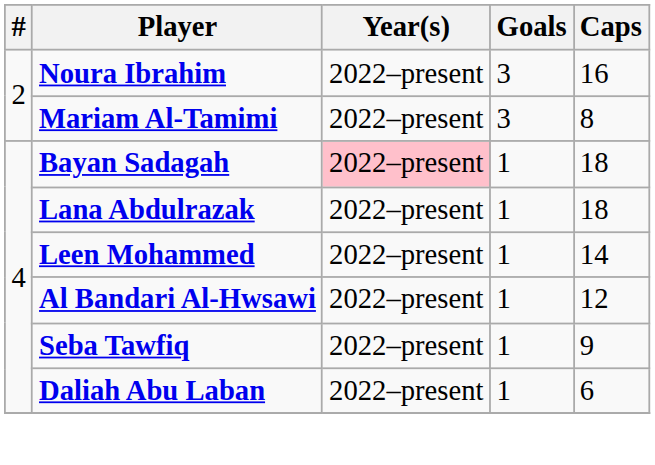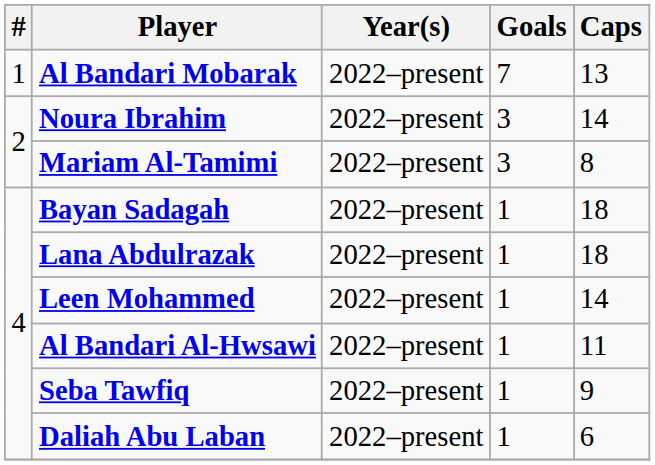+ row: (168, 72)
(594, 72) 16 -> (594, 118) 14
(406, 163) pink background -> (406, 208) no background
(594, 299) 12 -> (594, 345) 11
